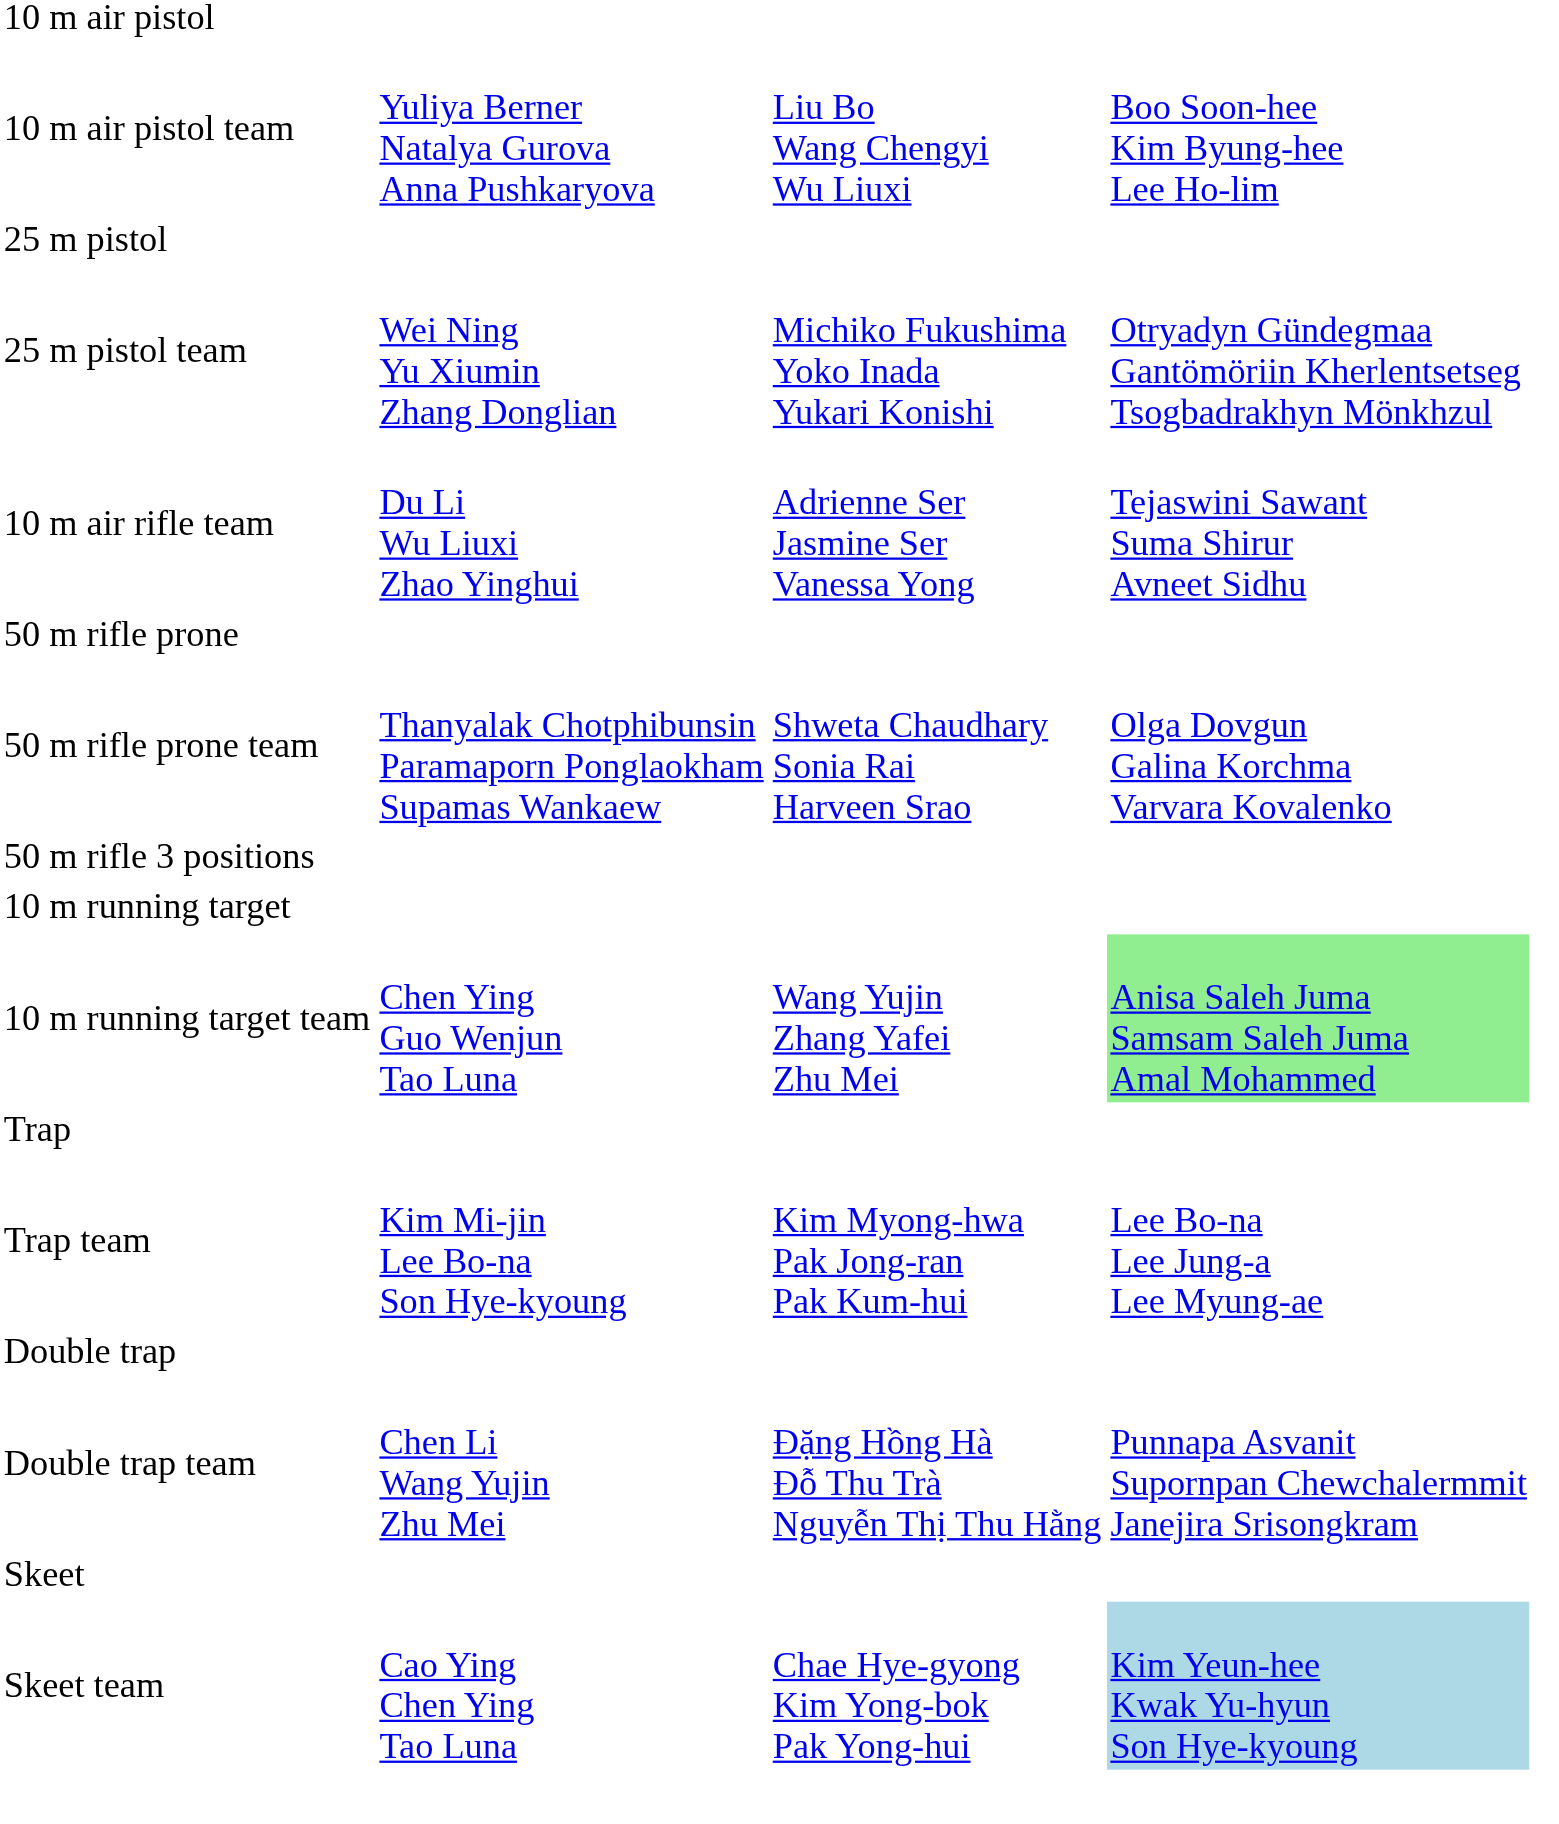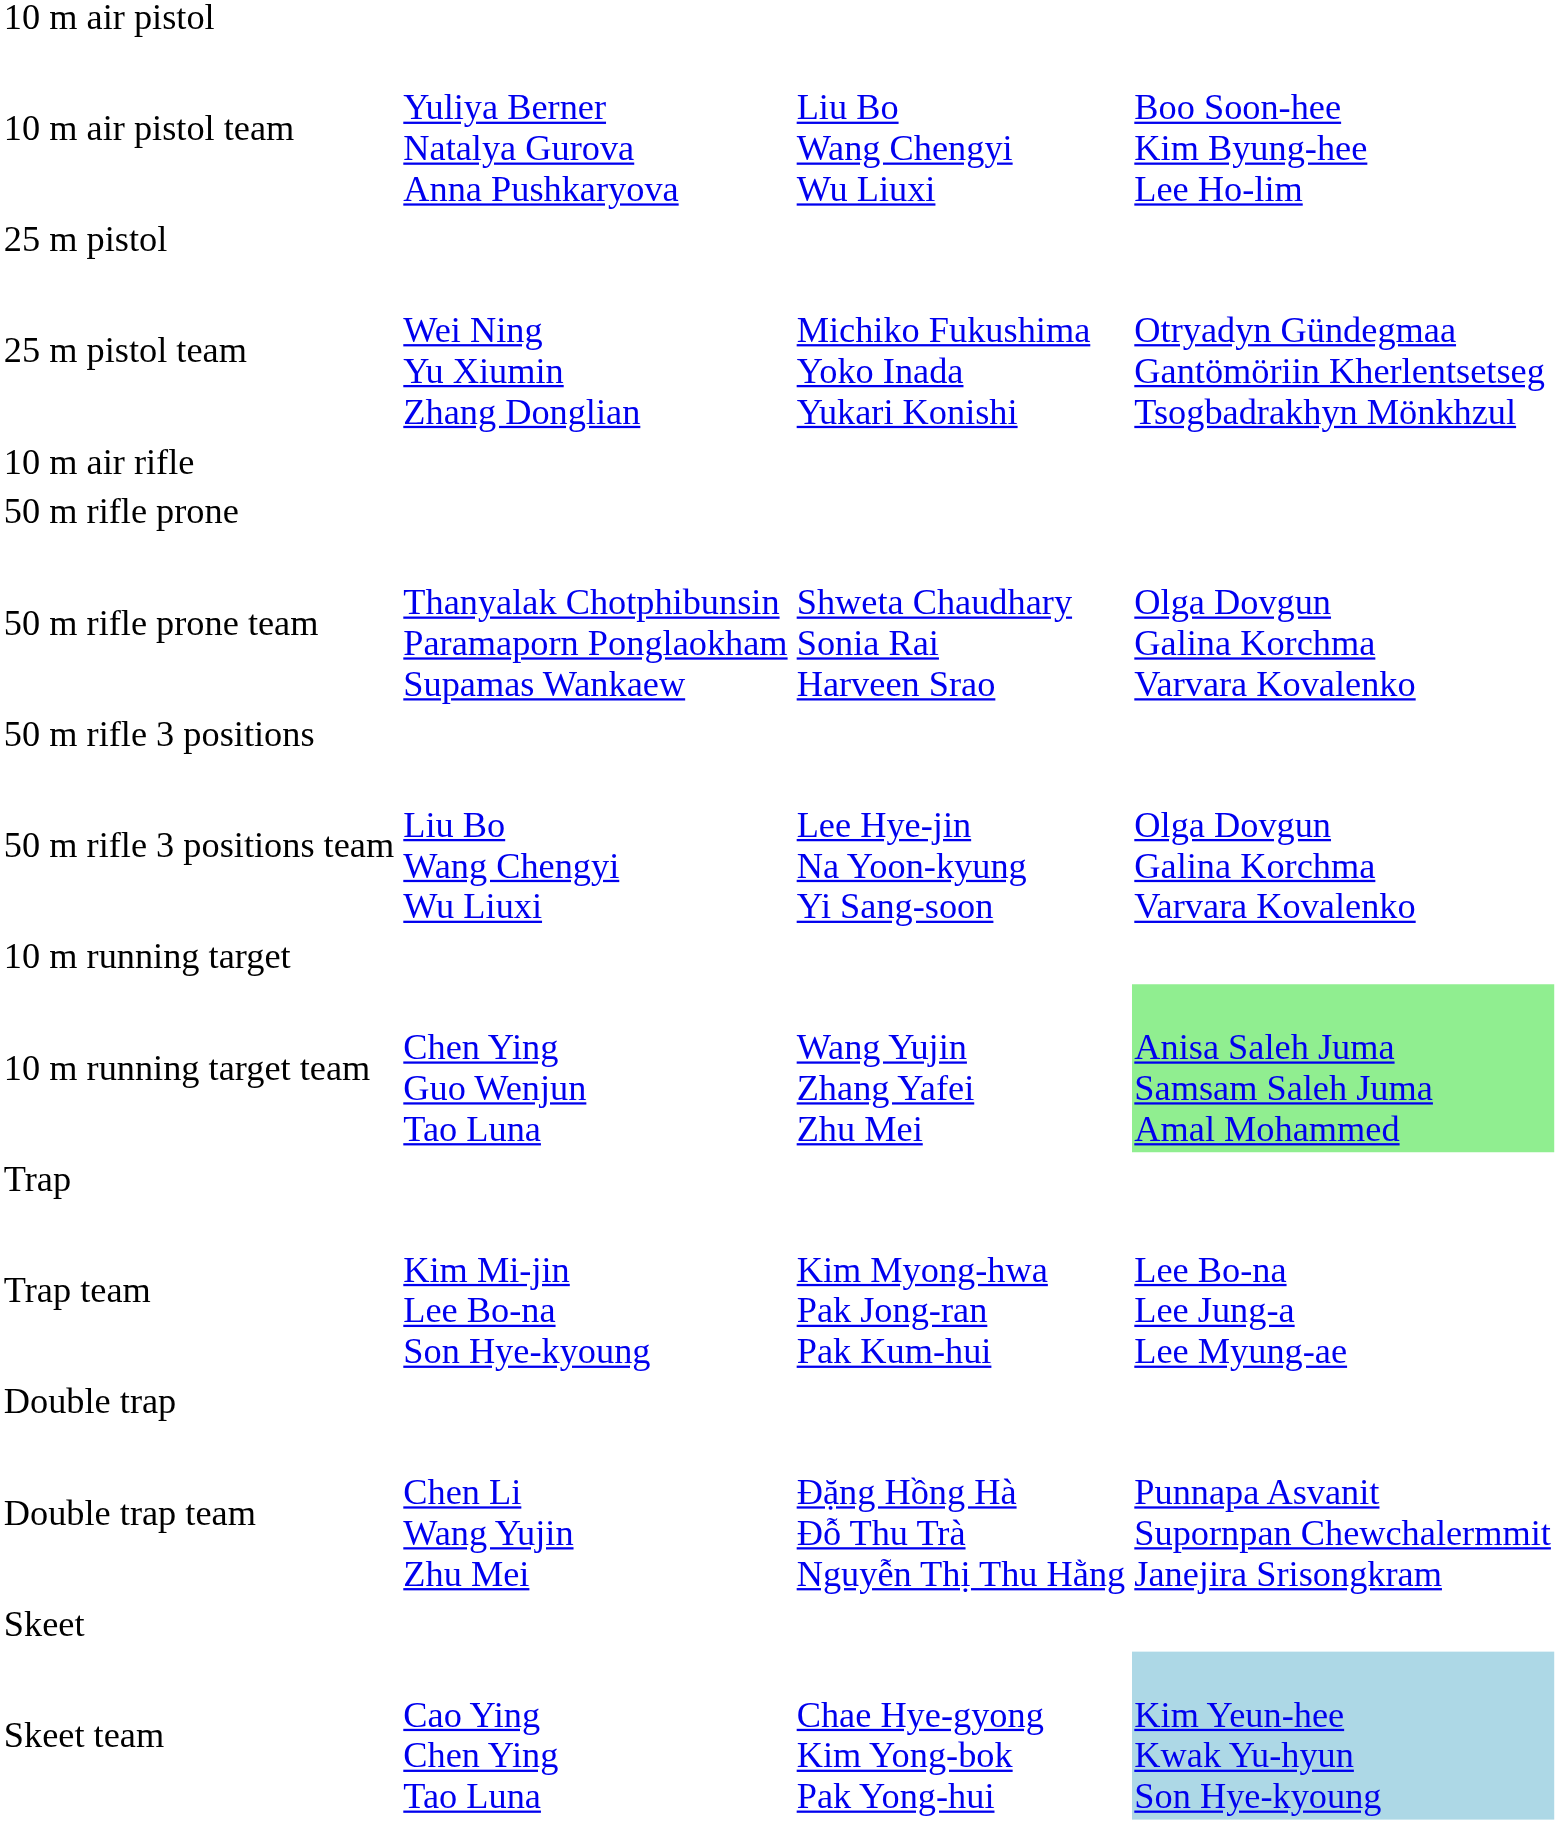+ row: (99, 461)
- row: (139, 522)
+ row: (199, 845)
